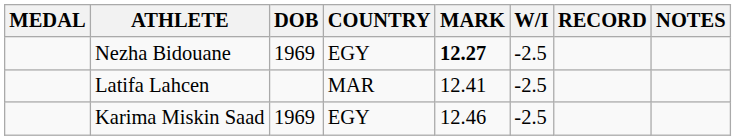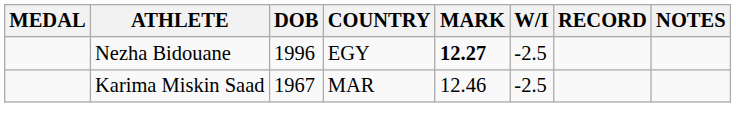(294, 53) 1969 -> (294, 53) 1996
- row: (152, 85)
(294, 118) 1969 -> (294, 85) 1967
(349, 118) EGY -> (351, 85) MAR
